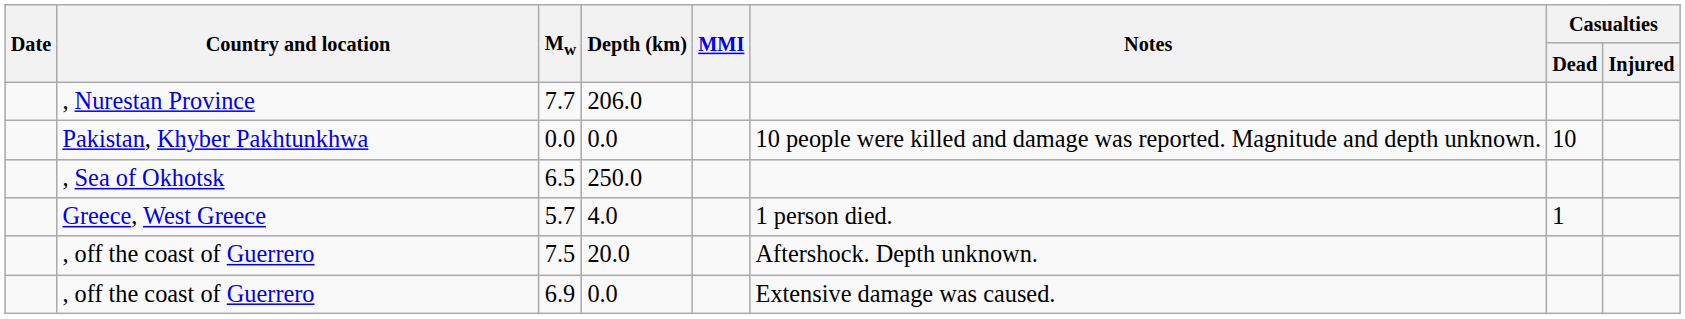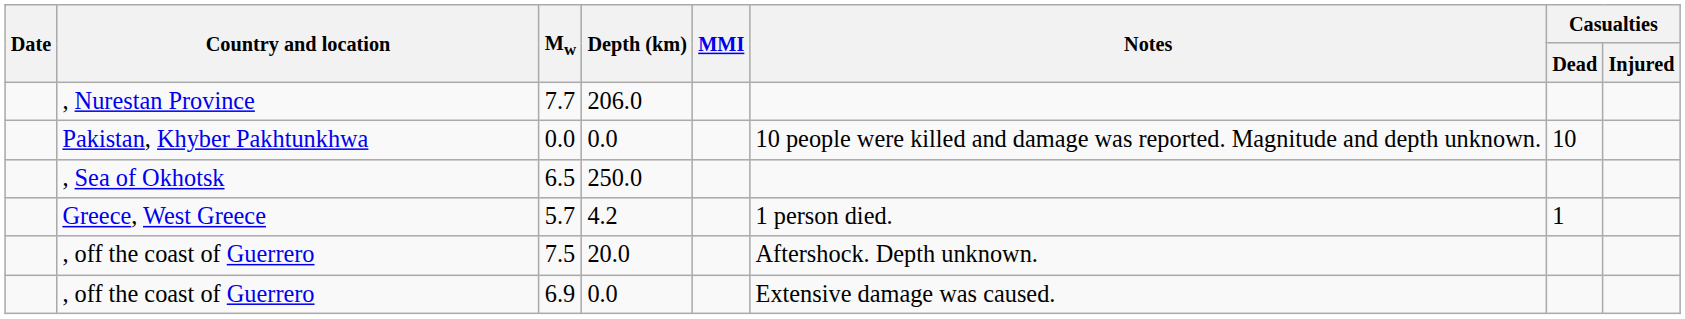(603, 216) 4.0 -> (603, 216) 4.2
